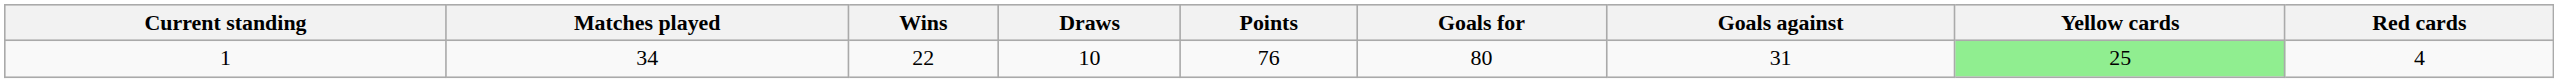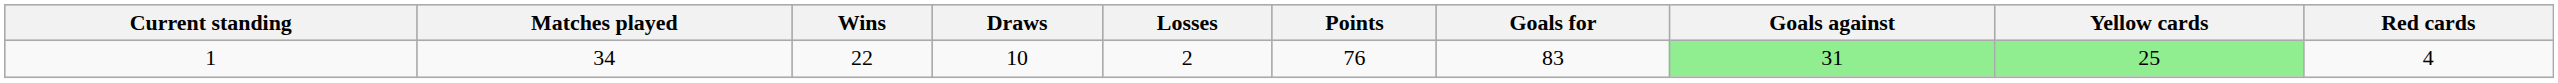+ column: (1187, 22)
(1481, 58) 80 -> (1553, 58) 83
(1781, 58) no background -> (1832, 58) lightgreen background
